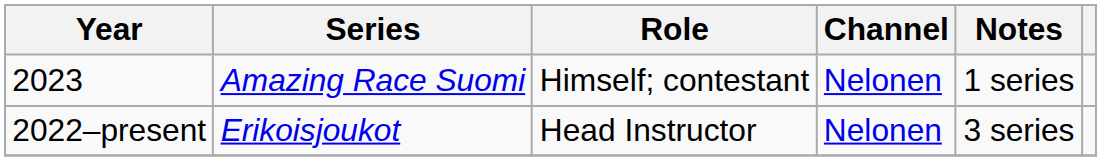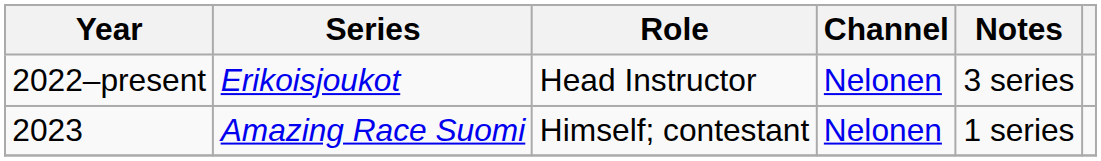rows swapped: (109, 130) <-> (48, 79)
